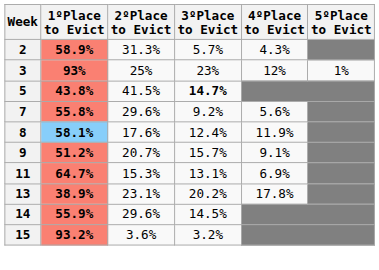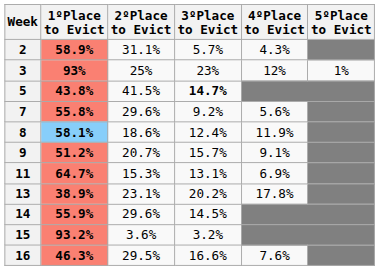(141, 50) 31.3% -> (141, 50) 31.1%
(141, 132) 17.6% -> (141, 132) 18.6%
+ row: (23, 255)
